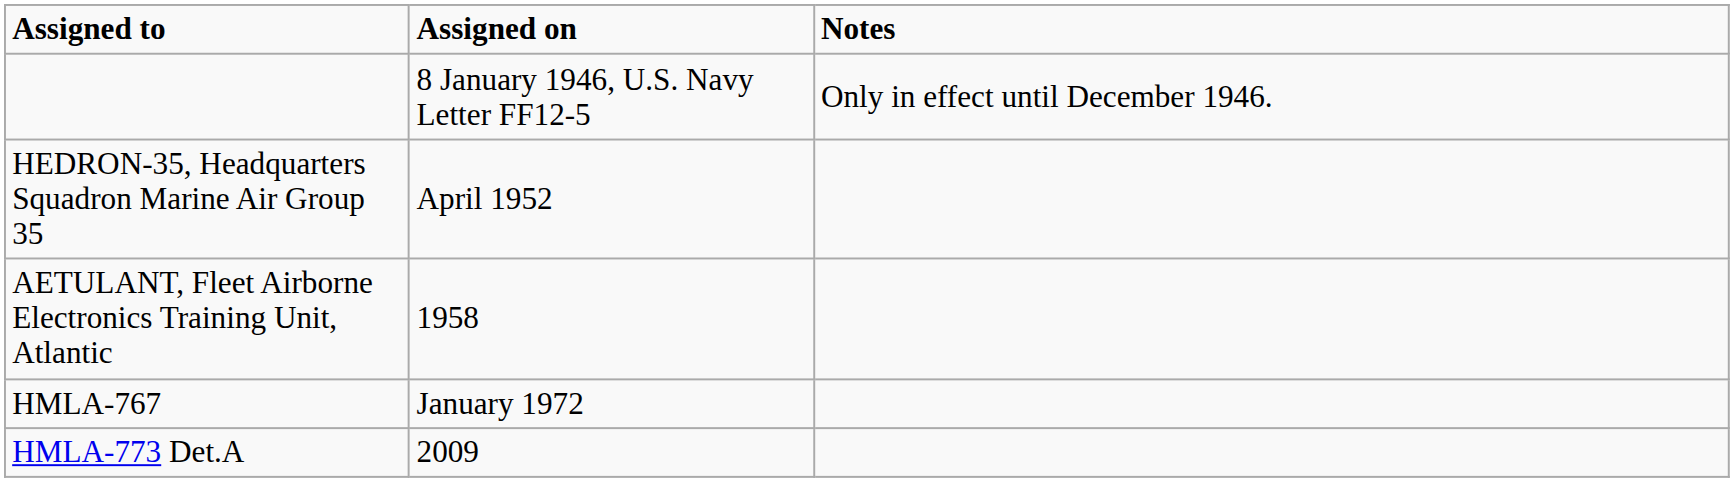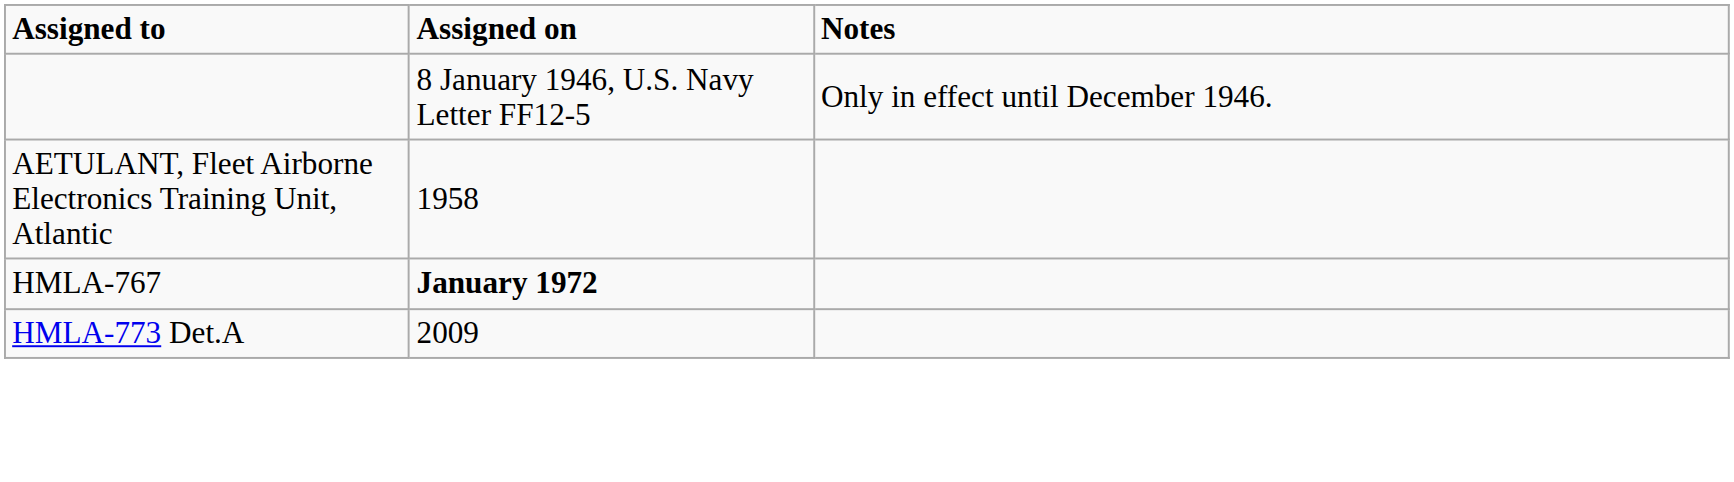- row: (189, 198)
(500, 402) normal -> (507, 282) bold
